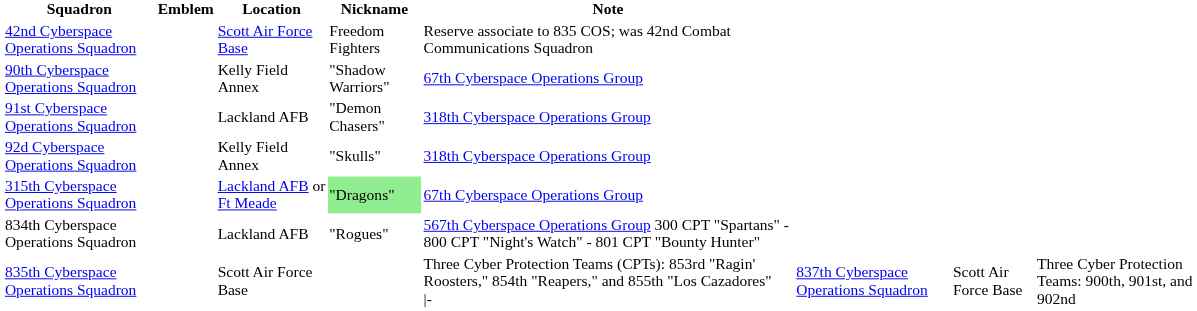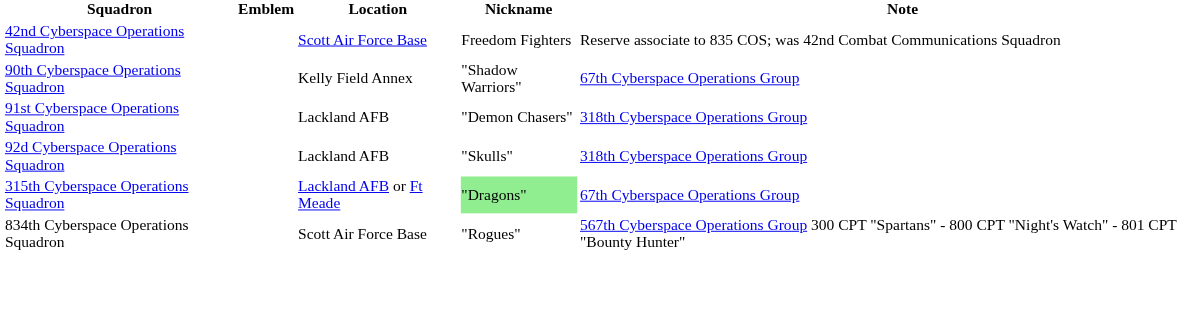(253, 156) Kelly Field Annex -> (344, 156) Lackland AFB
(263, 233) Lackland AFB -> (362, 233) Scott Air Force Base
- row: (71, 281)
